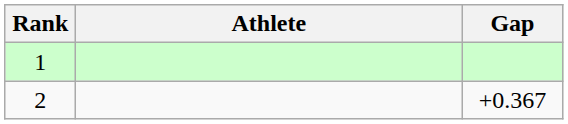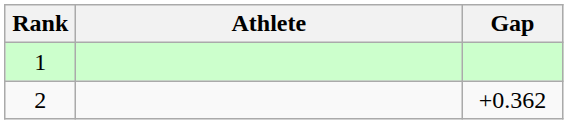(512, 99) +0.367 -> (512, 99) +0.362
